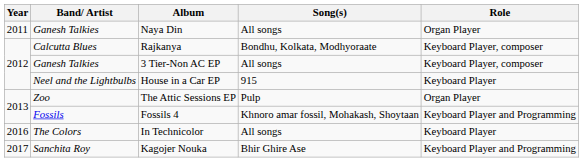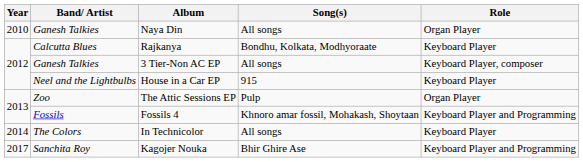(17, 30) 2011 -> (18, 30) 2010
(483, 47) Keyboard Player, composer -> (460, 47) Keyboard Player
(18, 132) 2016 -> (18, 132) 2014
